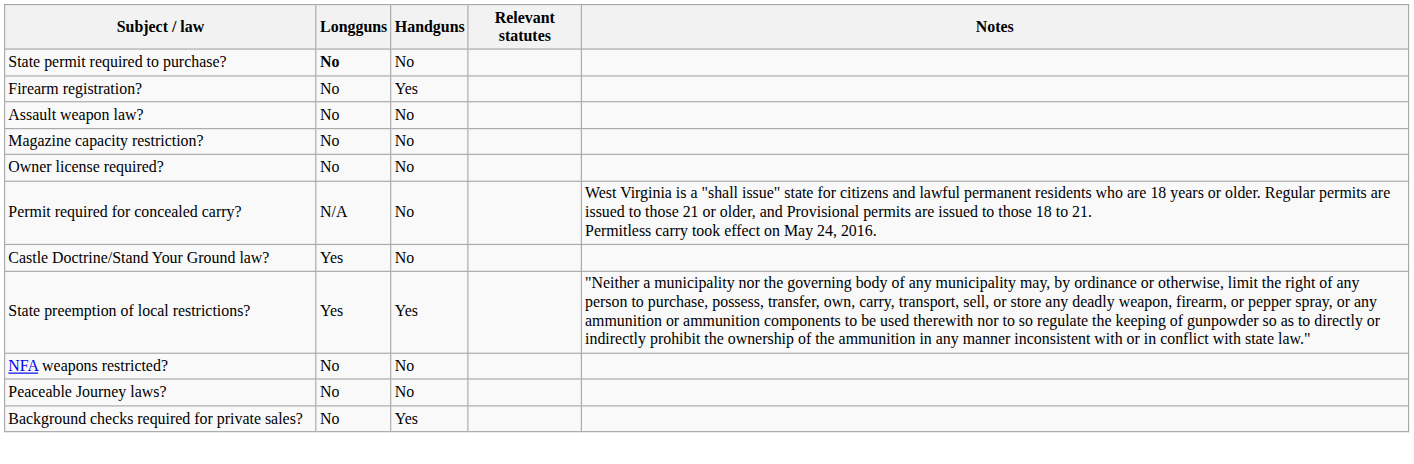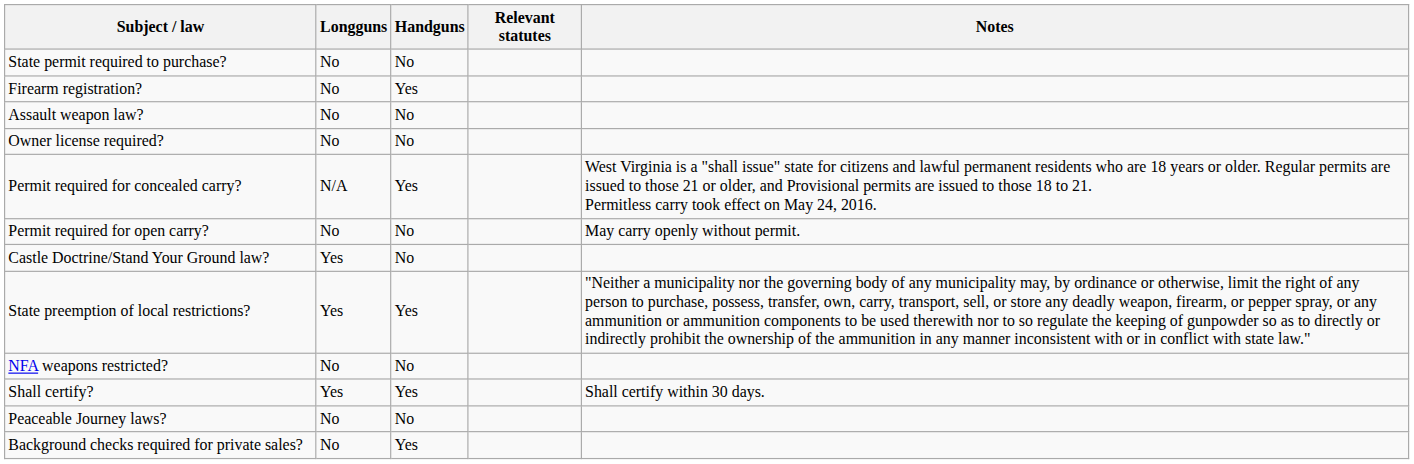(330, 62) bold -> (330, 62) normal
- row: (106, 140)
(405, 212) No -> (406, 185) Yes
+ row: (109, 230)
+ row: (51, 392)
